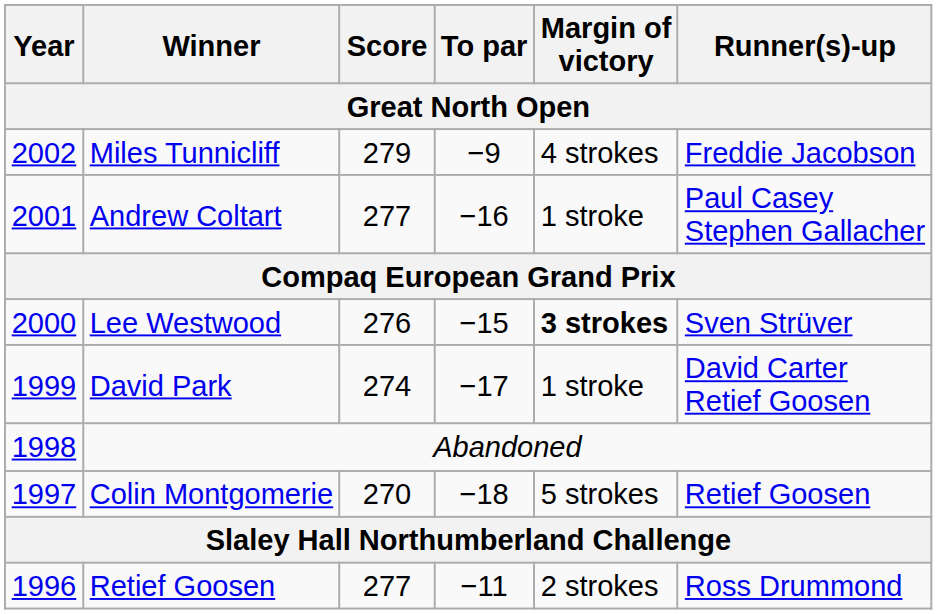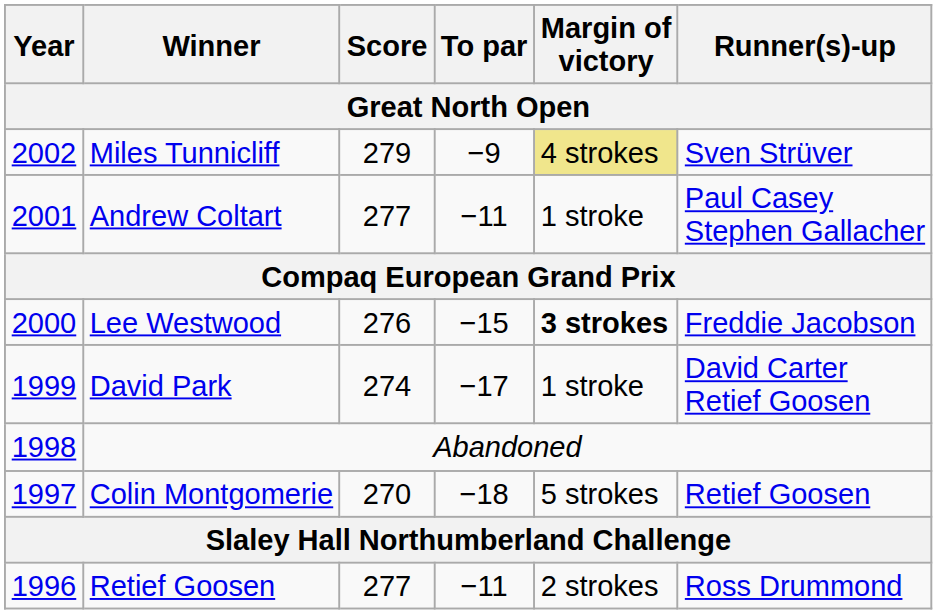(600, 153) no background -> (600, 153) khaki background
(800, 153) Freddie Jacobson -> (769, 153) Sven Strüver
(484, 215) −16 -> (484, 215) −11
(769, 323) Sven Strüver -> (800, 323) Freddie Jacobson
